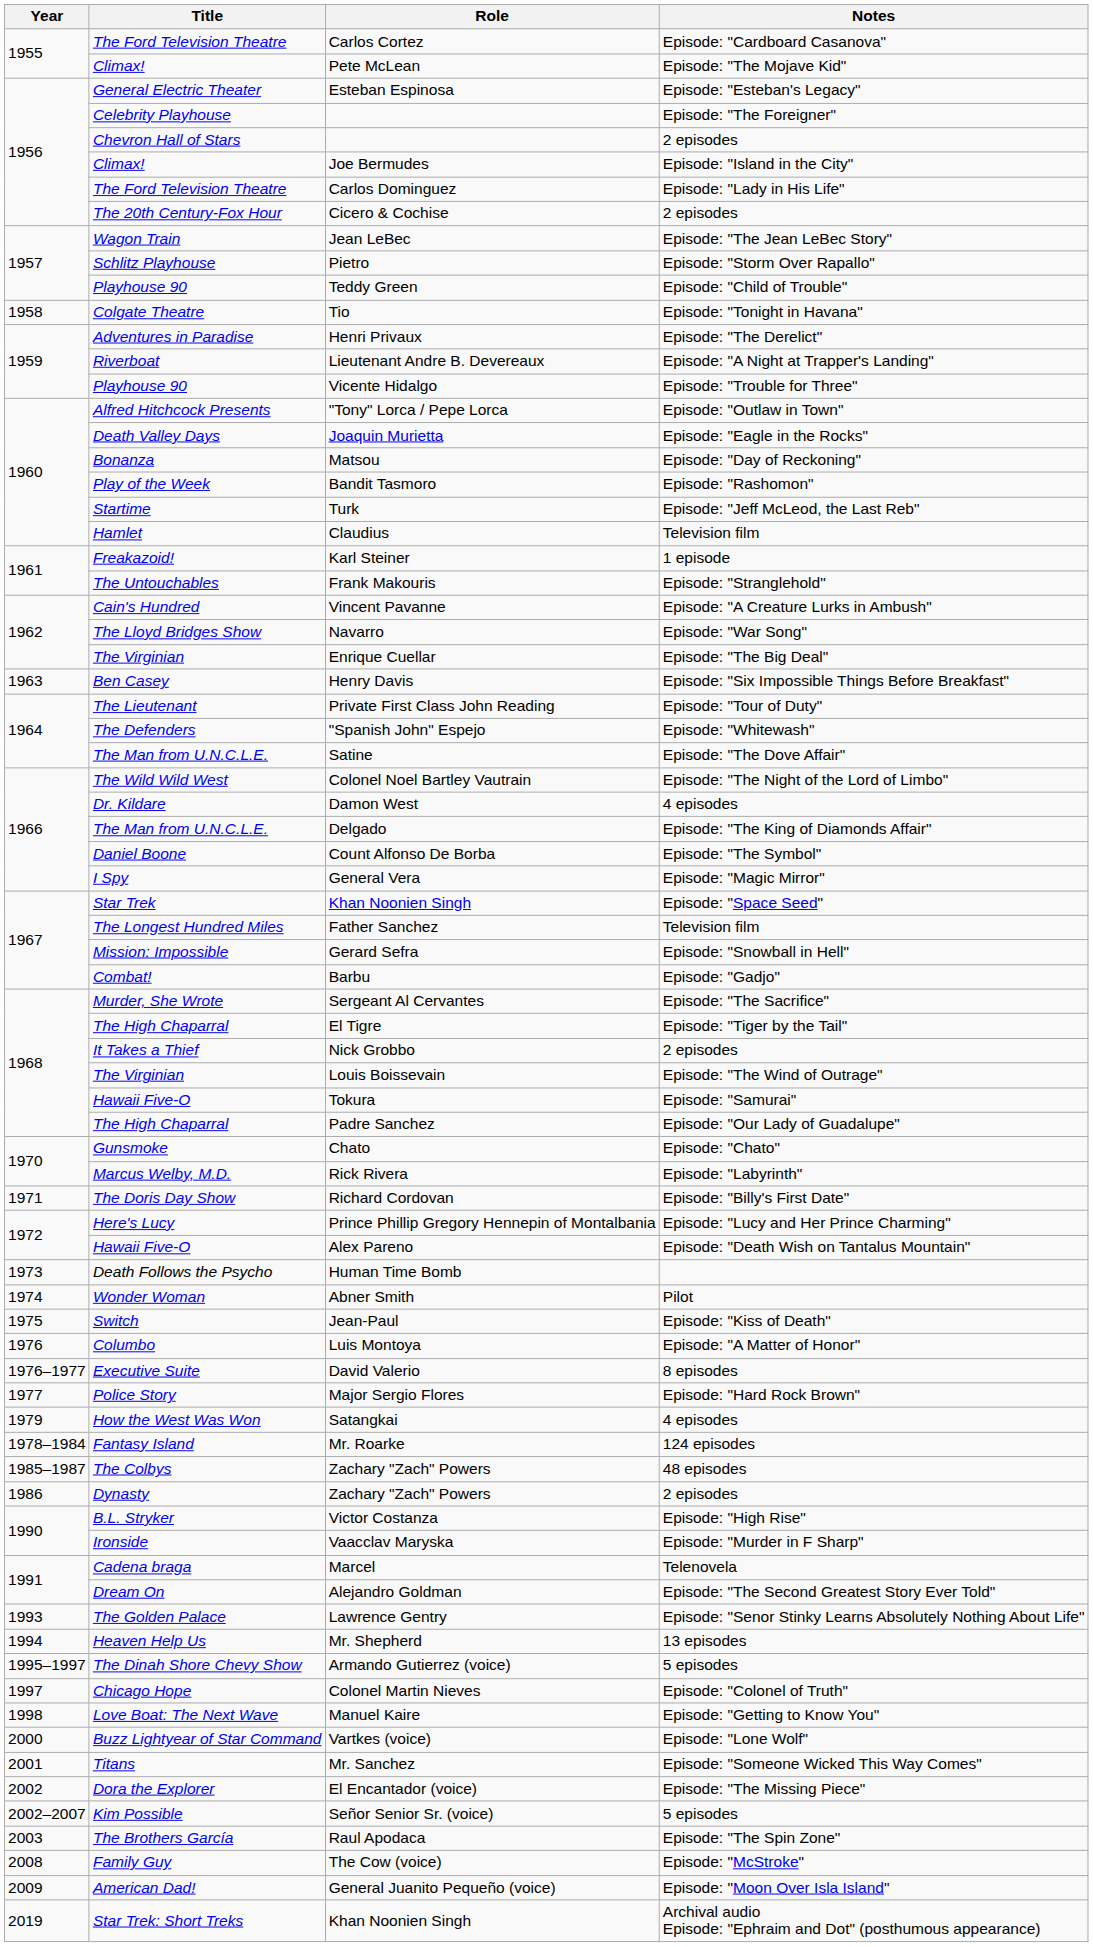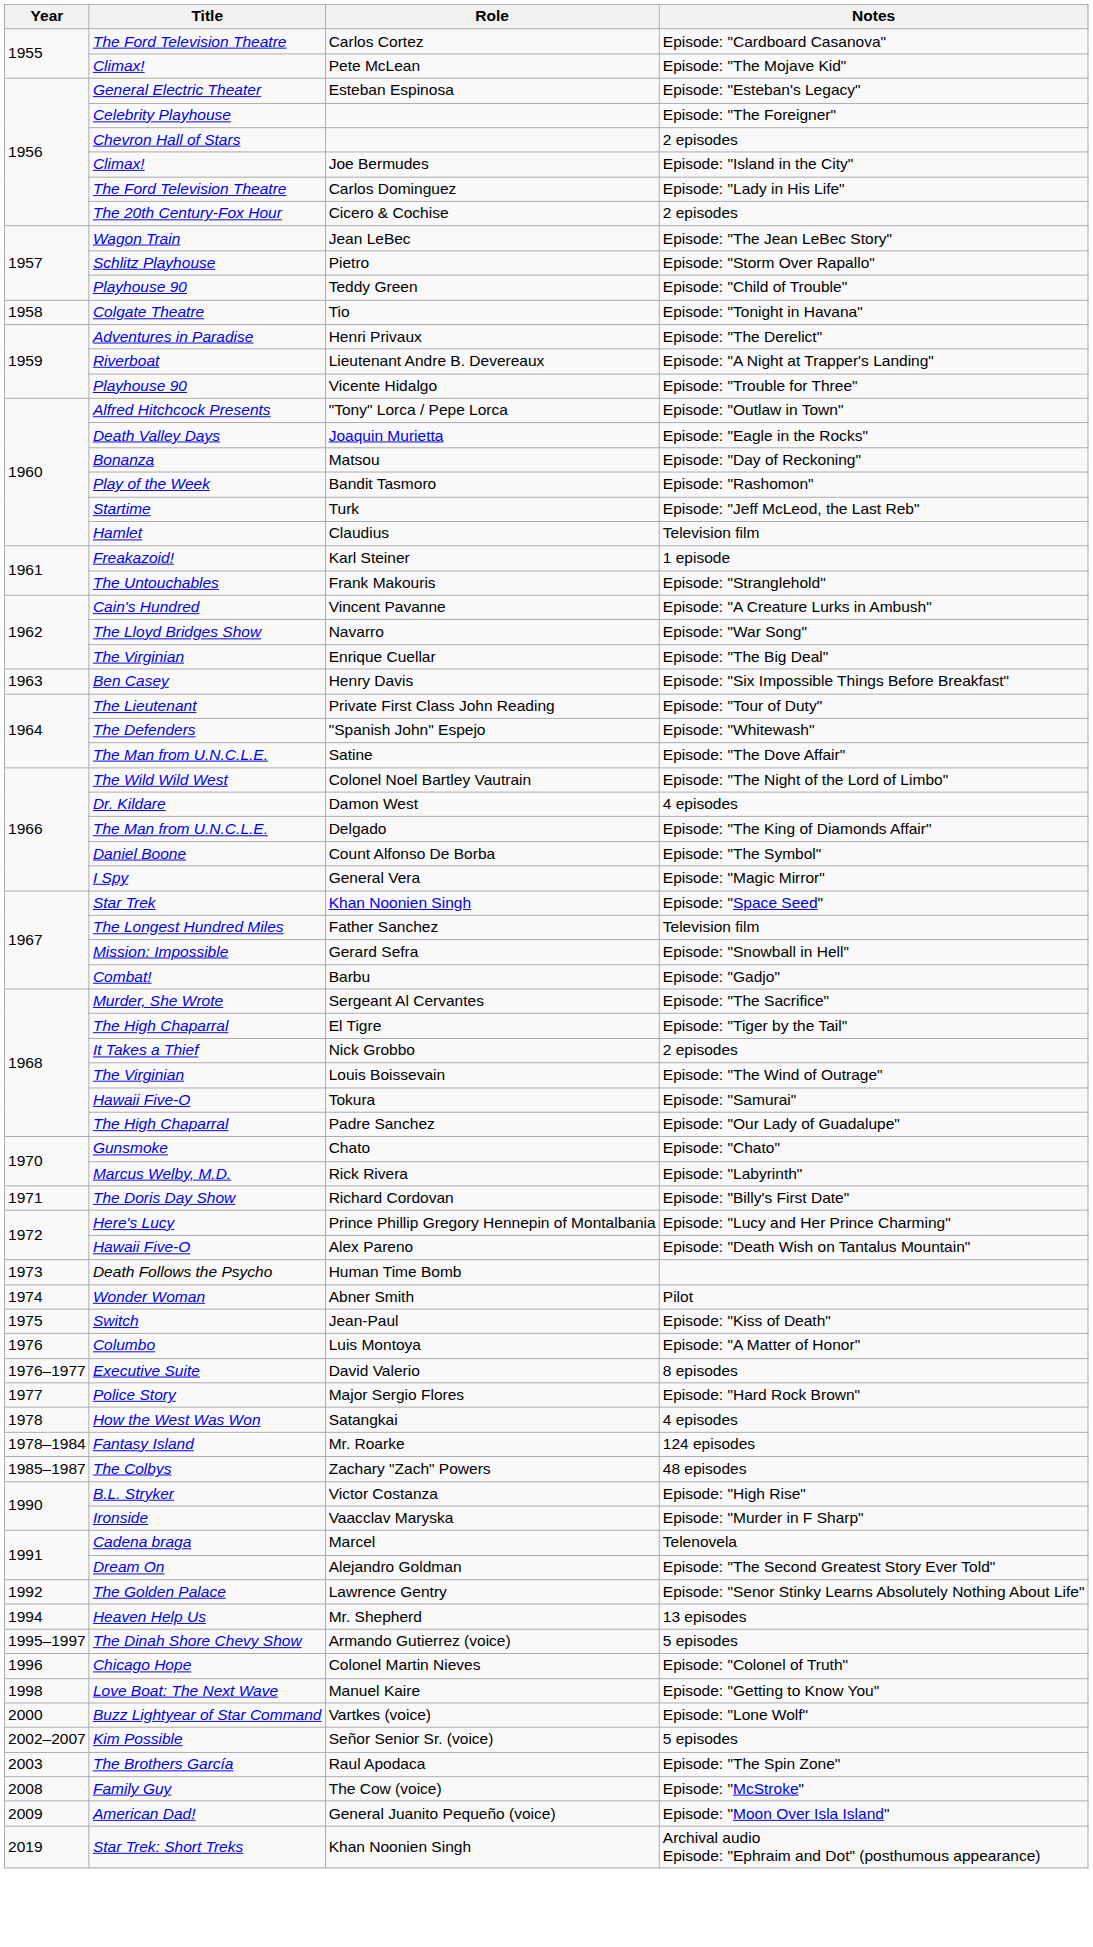(25, 1419) 1979 -> (25, 1419) 1978
- row: (410, 1493)
(25, 1616) 1993 -> (25, 1592) 1992
(25, 1690) 1997 -> (25, 1665) 1996
- row: (372, 1764)
- row: (403, 1788)
